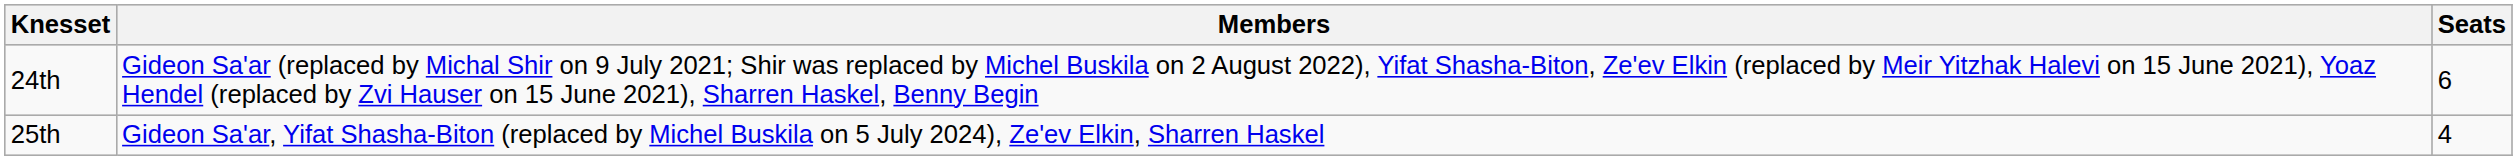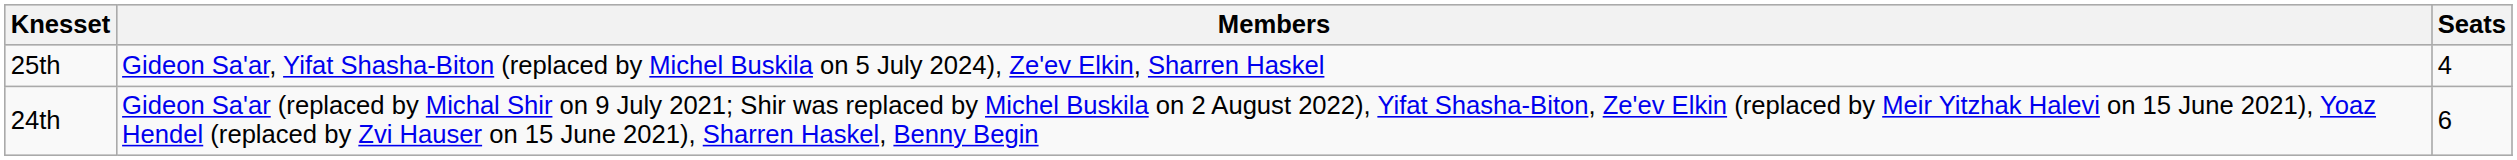rows swapped: (36, 79) <-> (36, 134)
